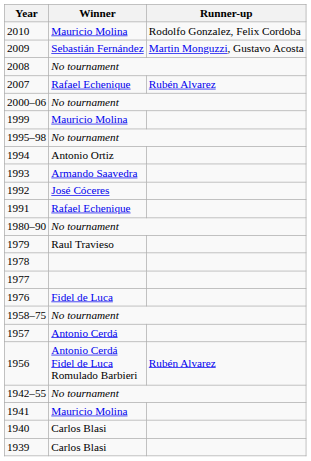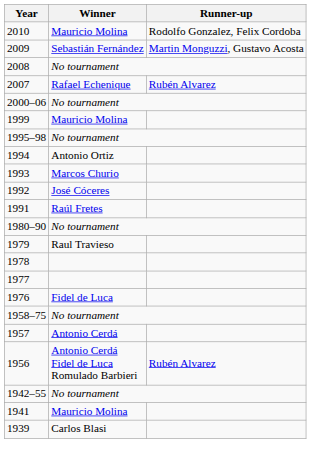(94, 173) Armando Saavedra -> (85, 173) Marcos Churio
(91, 208) Rafael Echenique -> (77, 208) Raúl Fretes
- row: (18, 429)
